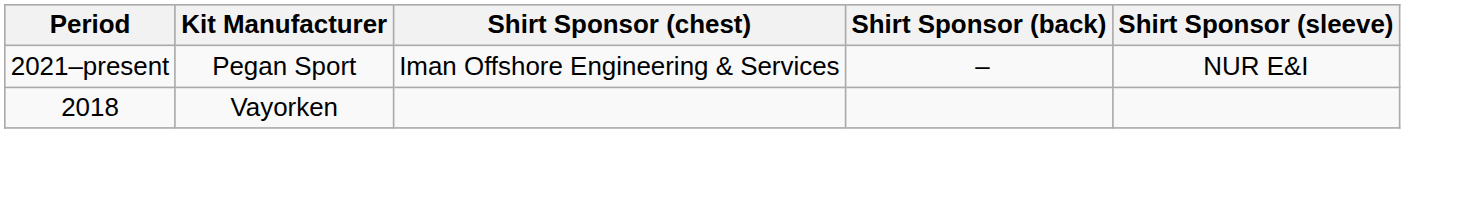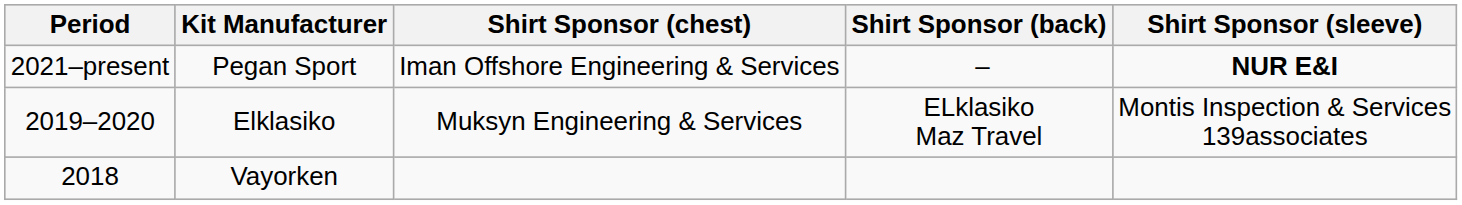(1256, 66) normal -> (1285, 66) bold
+ row: (284, 121)
